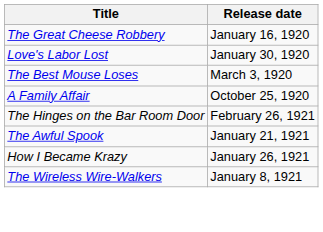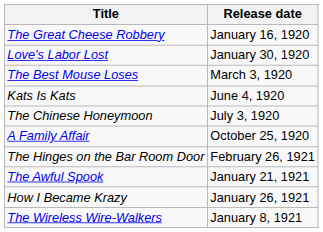+ row: (42, 95)
+ row: (80, 116)
